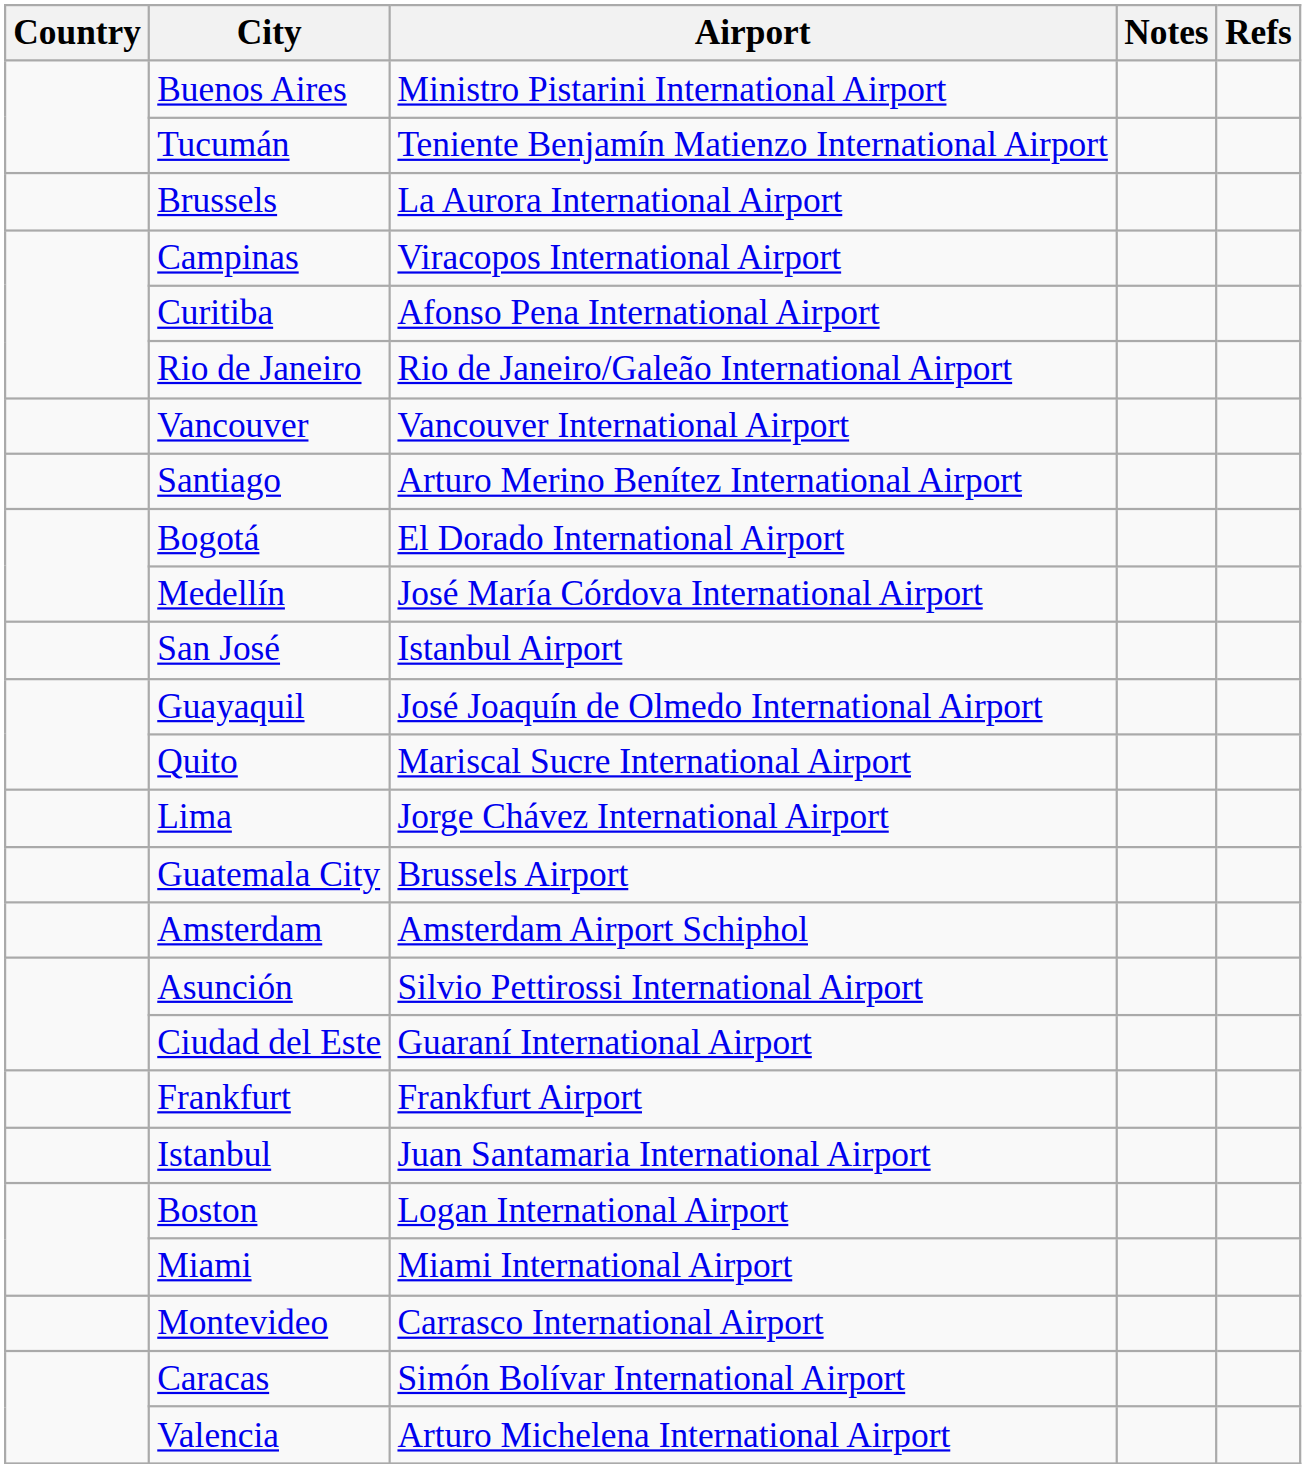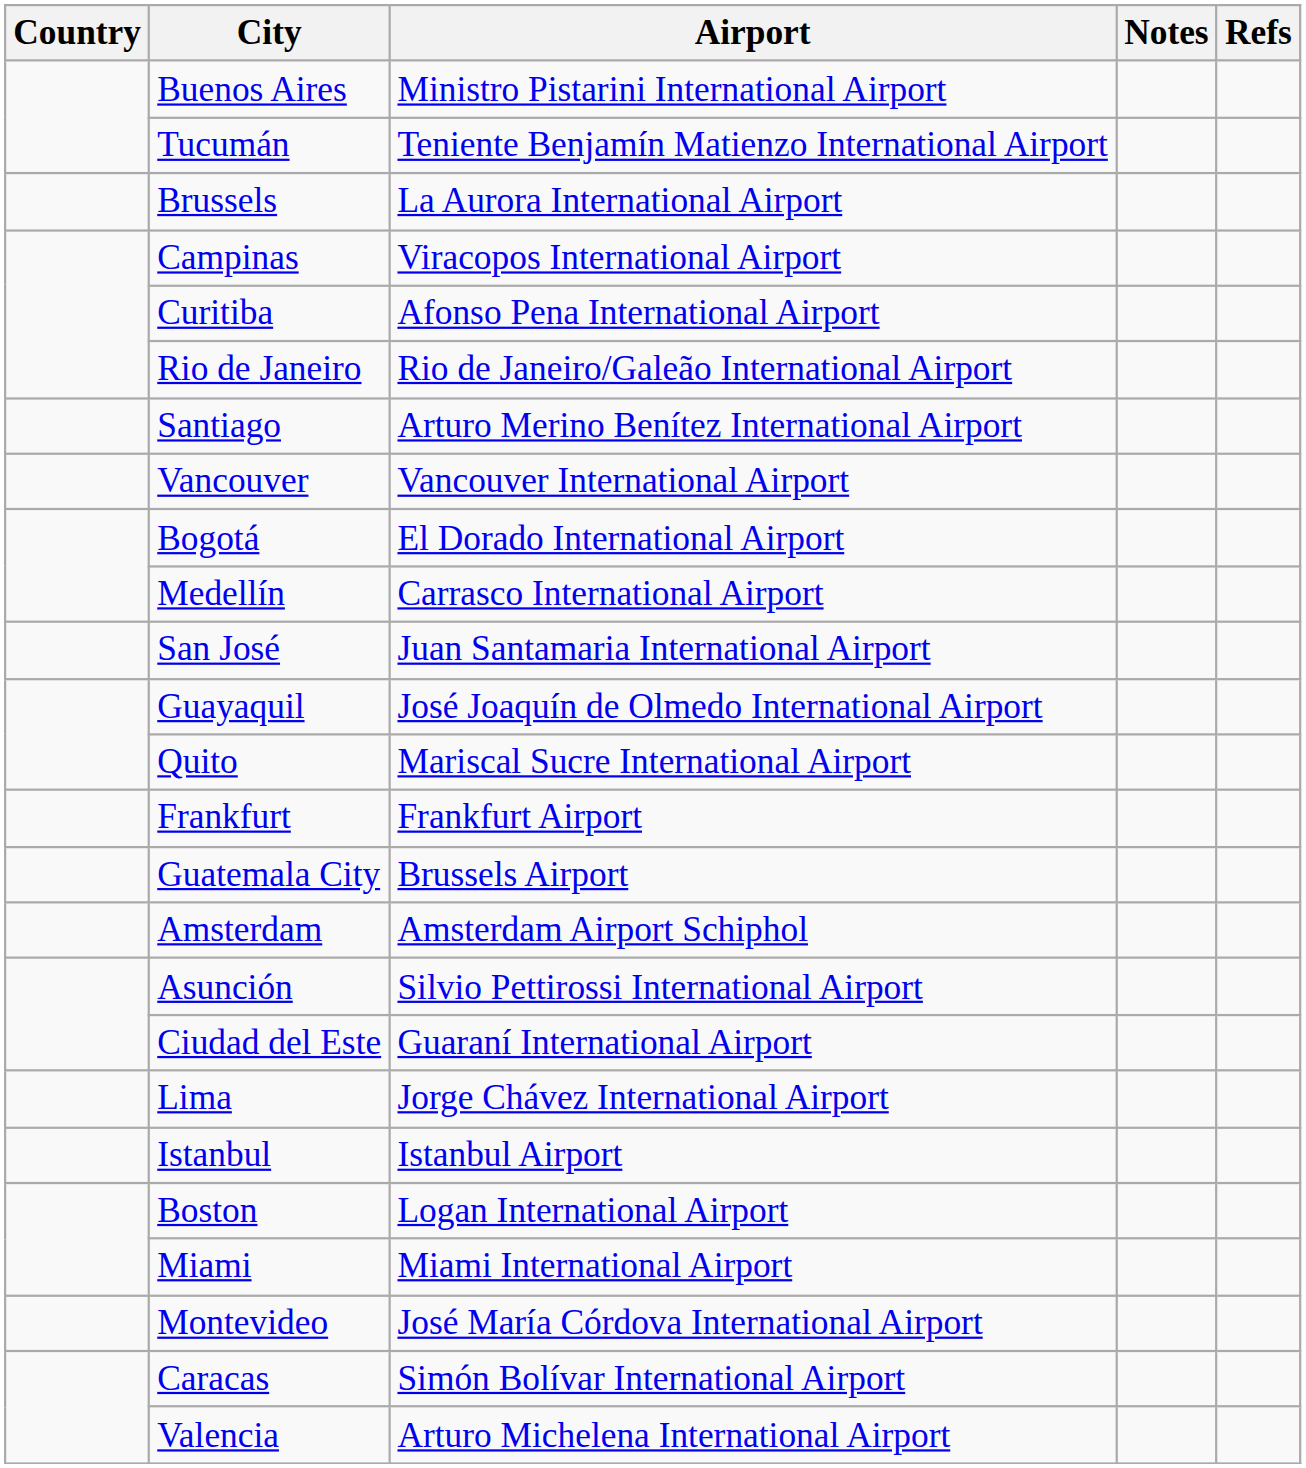rows swapped: (233, 425) <-> (219, 481)
(690, 593) José María Córdova International Airport -> (611, 593) Carrasco International Airport
(510, 649) Istanbul Airport -> (664, 649) Juan Santamaria International Airport
rows swapped: (224, 1098) <-> (195, 817)
(664, 1154) Juan Santamaria International Airport -> (510, 1154) Istanbul Airport
(611, 1322) Carrasco International Airport -> (690, 1322) José María Córdova International Airport
